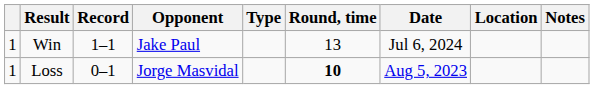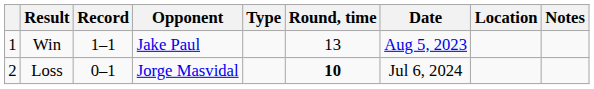(426, 44) Jul 6, 2024 -> (426, 44) Aug 5, 2023
(13, 70) 1 -> (13, 70) 2
(426, 70) Aug 5, 2023 -> (426, 70) Jul 6, 2024
